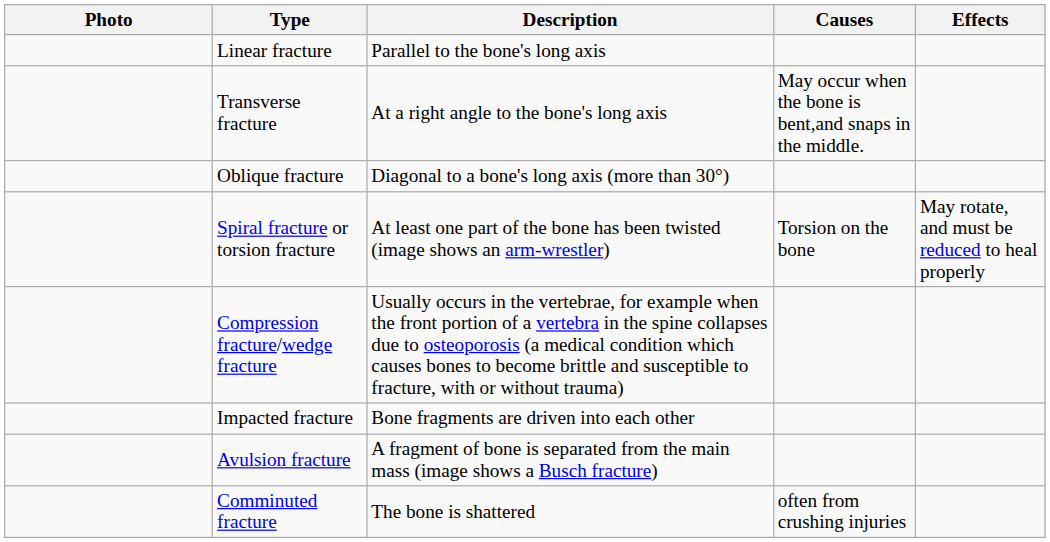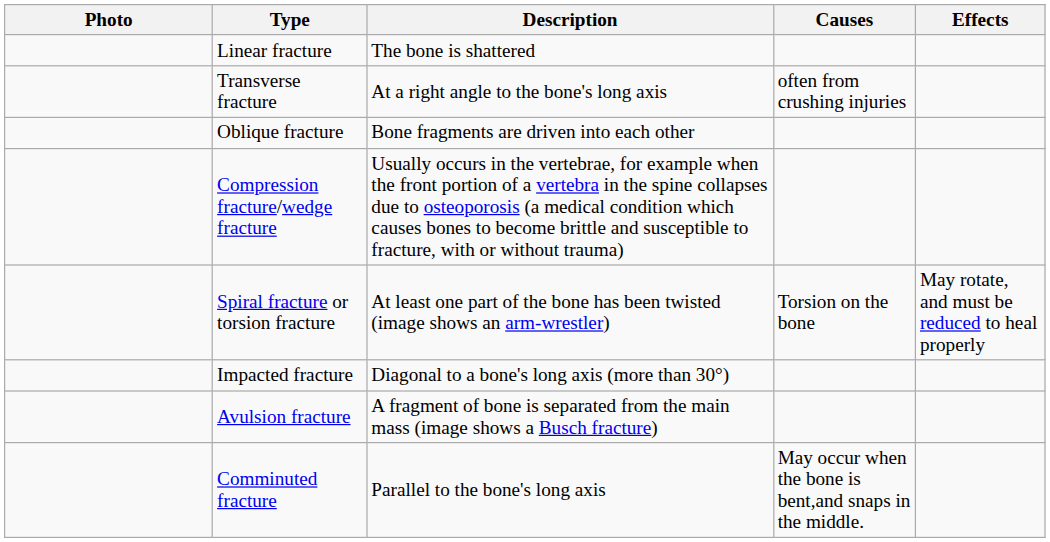(489, 50) Parallel to the bone's long axis -> (453, 50) The bone is shattered
(844, 113) May occur when the bone is bent,and snaps in the middle. -> (842, 91) often from crushing injuries
(550, 175) Diagonal to a bone's long axis (more than 30°) -> (533, 132) Bone fragments are driven into each other
rows swapped: (283, 238) <-> (275, 344)
(533, 418) Bone fragments are driven into each other -> (550, 375) Diagonal to a bone's long axis (more than 30°)
(453, 511) The bone is shattered -> (489, 490) Parallel to the bone's long axis
(842, 511) often from crushing injuries -> (844, 490) May occur when the bone is bent,and snaps in the middle.
